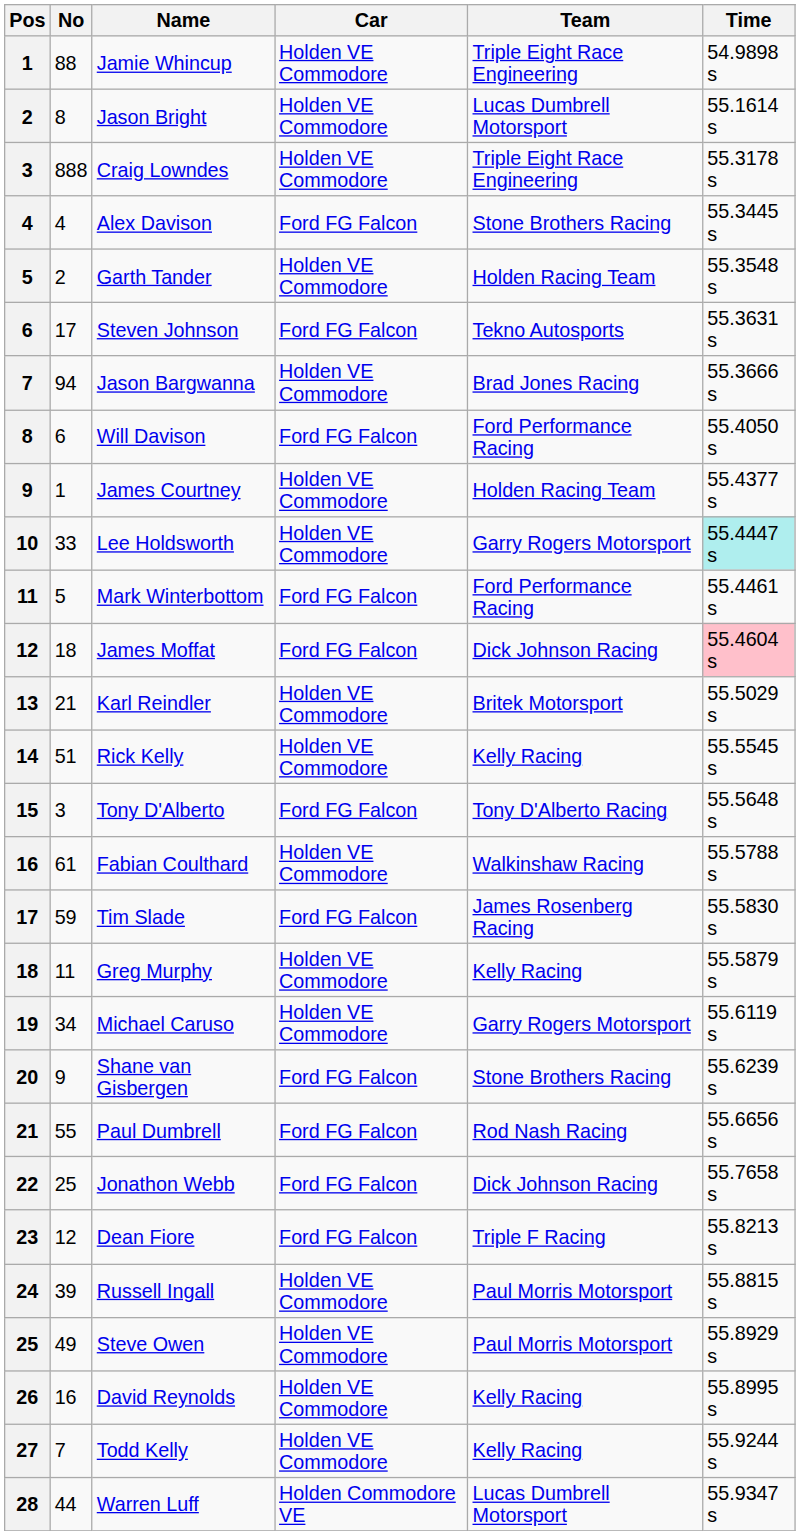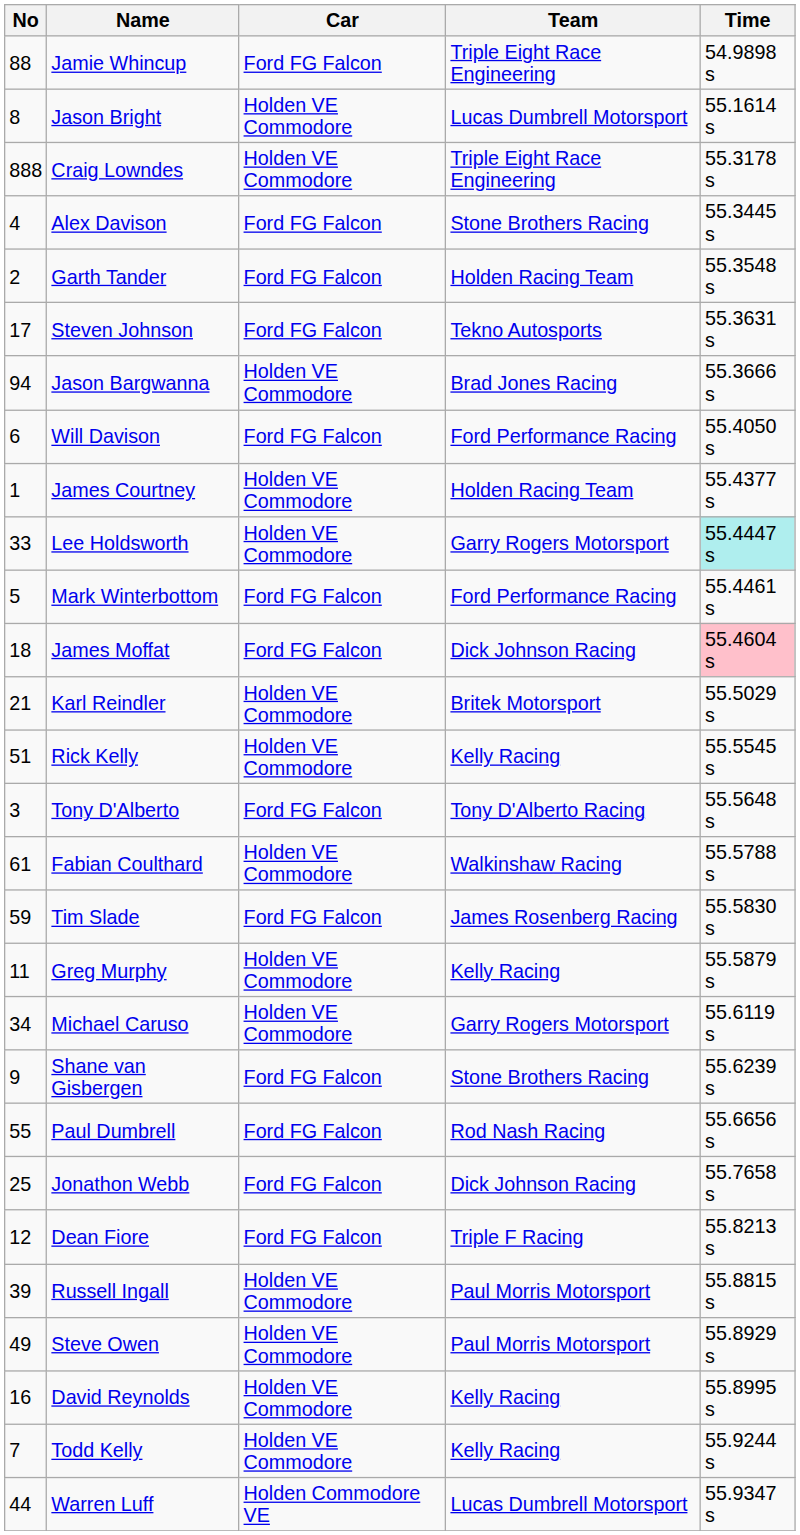- column: (27, 20)
(333, 63) Holden VE Commodore -> (313, 63) Ford FG Falcon
(333, 276) Holden VE Commodore -> (313, 276) Ford FG Falcon
